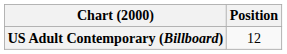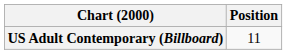(254, 37) 12 -> (254, 37) 11
